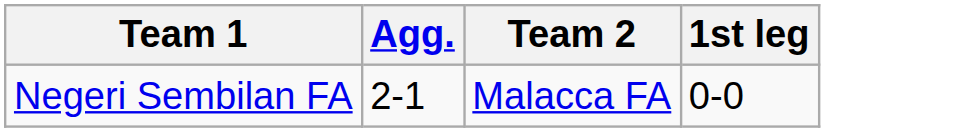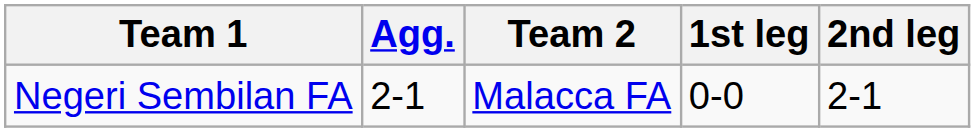+ column: (894, 34)
